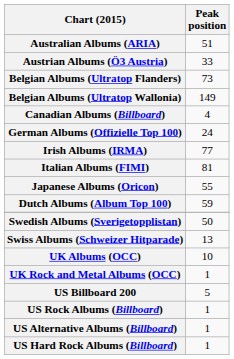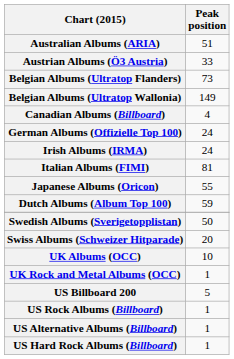(207, 150) 77 -> (207, 150) 24
(207, 239) 13 -> (207, 239) 20
